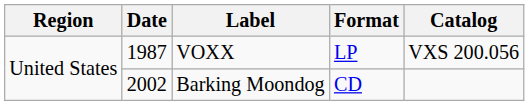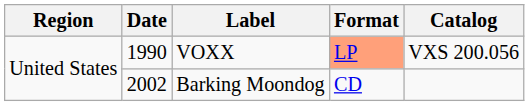(147, 52) 1987 -> (147, 52) 1990
(346, 52) no background -> (346, 52) lightsalmon background
